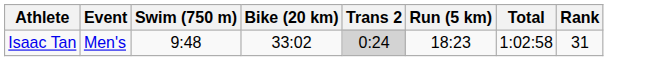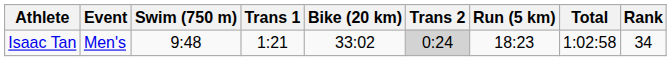+ column: (272, 18)
(580, 43) 31 -> (643, 43) 34
